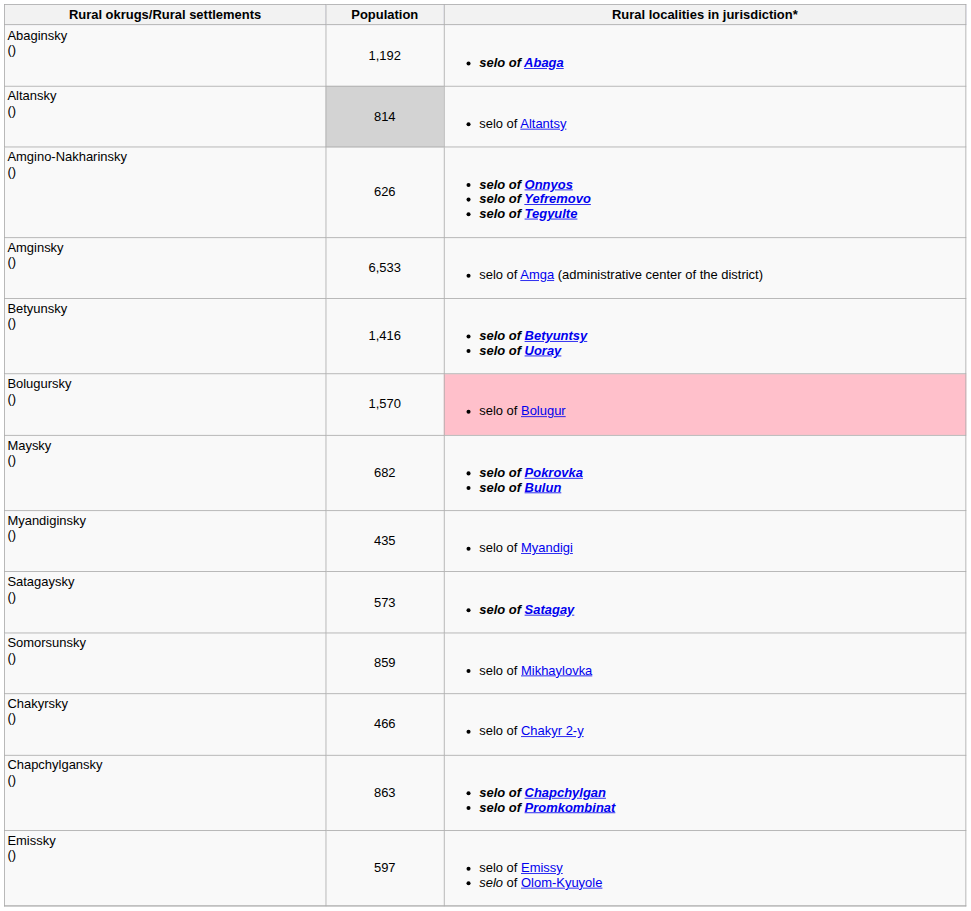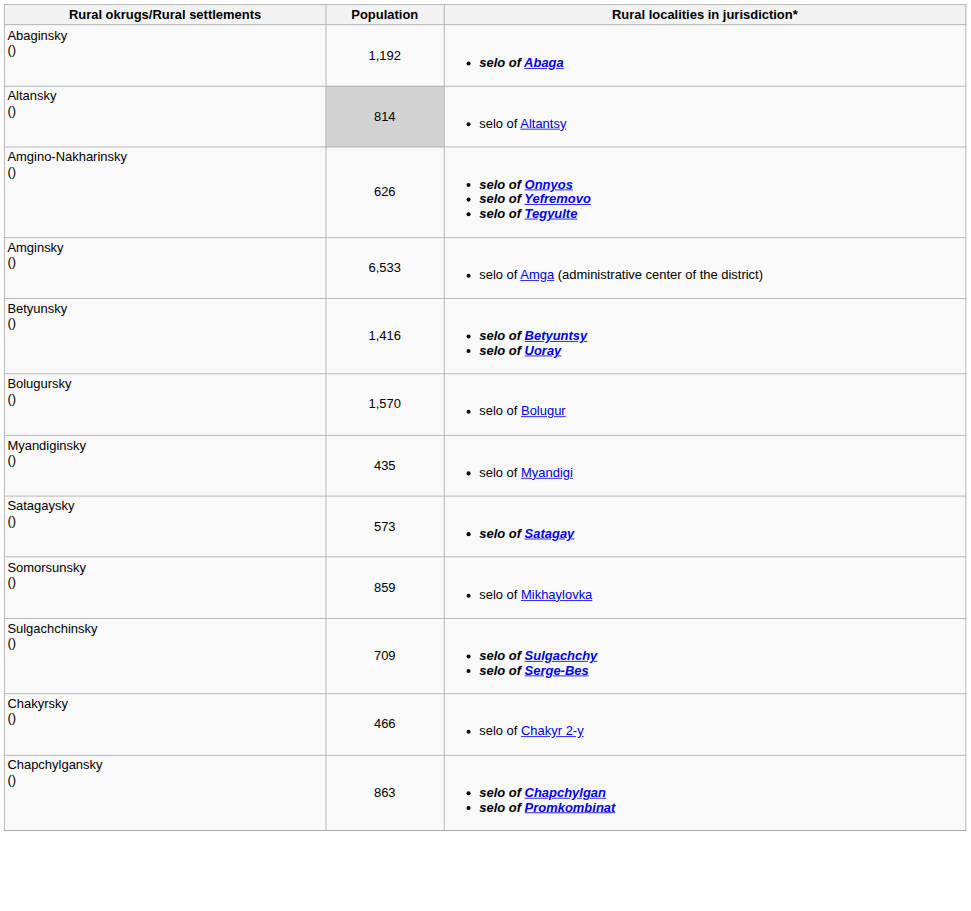(705, 412) pink background -> (705, 412) no background
- row: (29, 452)
+ row: (52, 635)
- row: (32, 848)
